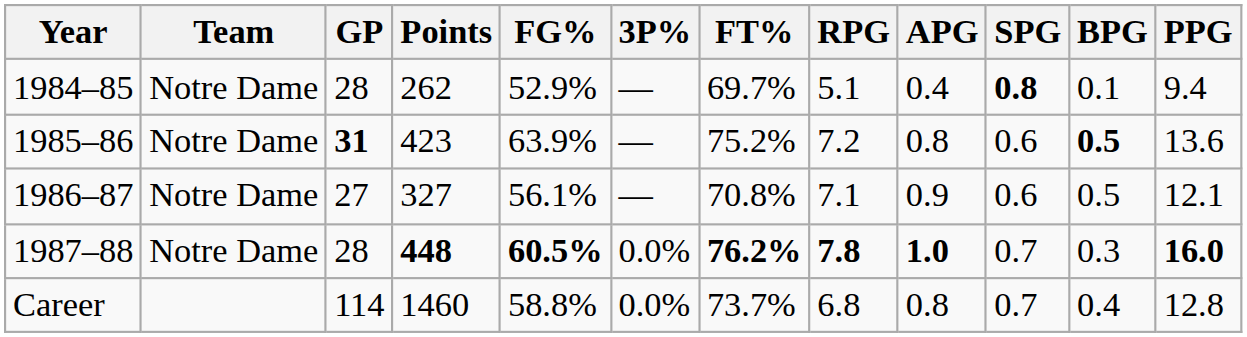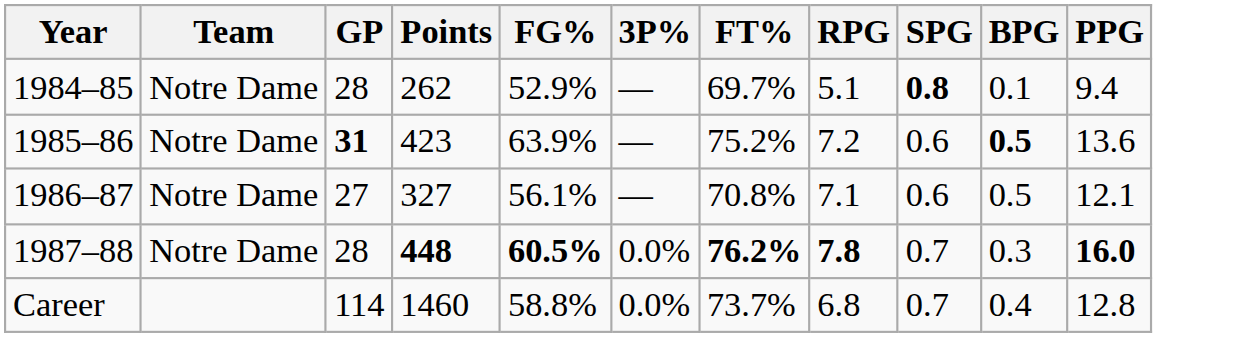- column: (942, 31)
